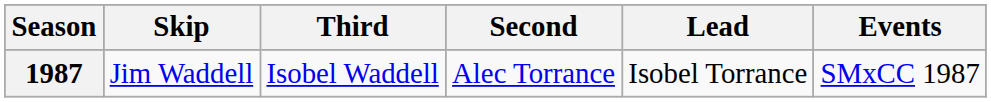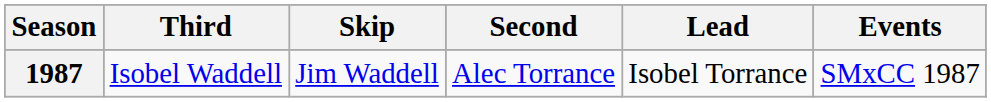columns swapped: (181, 27) <-> (353, 27)
